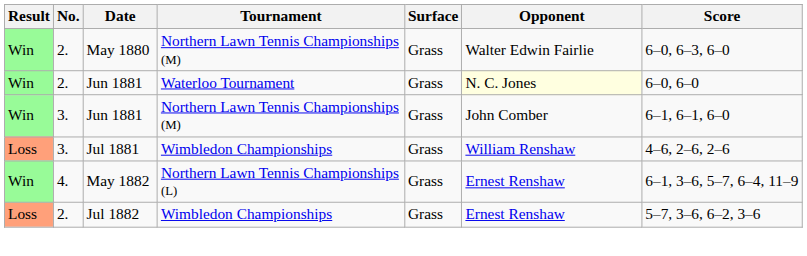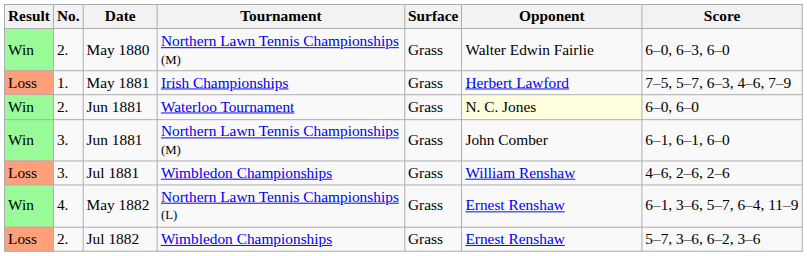+ row: (118, 82)
